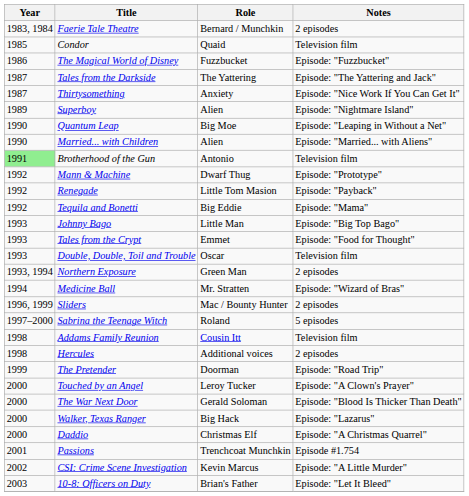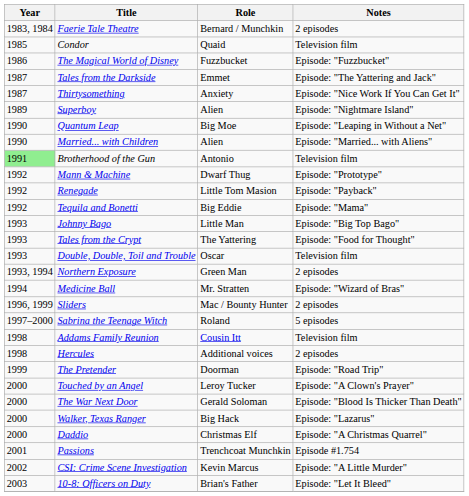(228, 77) The Yattering -> (215, 77) Emmet
(215, 239) Emmet -> (228, 239) The Yattering
